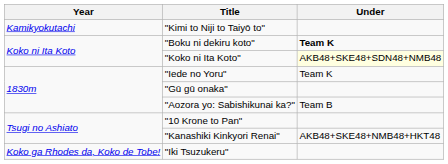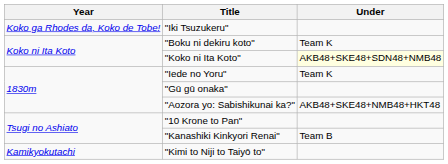rows swapped: (215, 27) <-> (197, 151)
(317, 43) bold -> (316, 43) normal
(316, 105) Team B -> (370, 105) AKB48+SKE48+NMB48+HKT48
(370, 136) AKB48+SKE48+NMB48+HKT48 -> (316, 136) Team B
